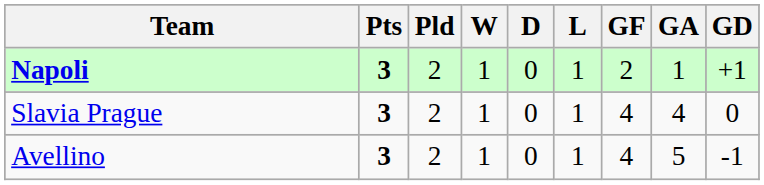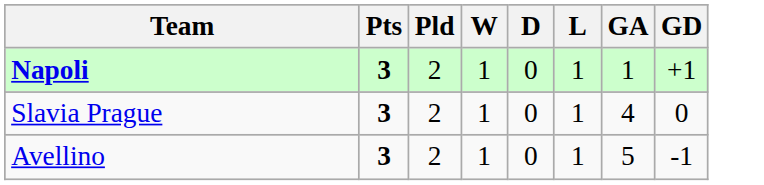- column: (626, 26)
